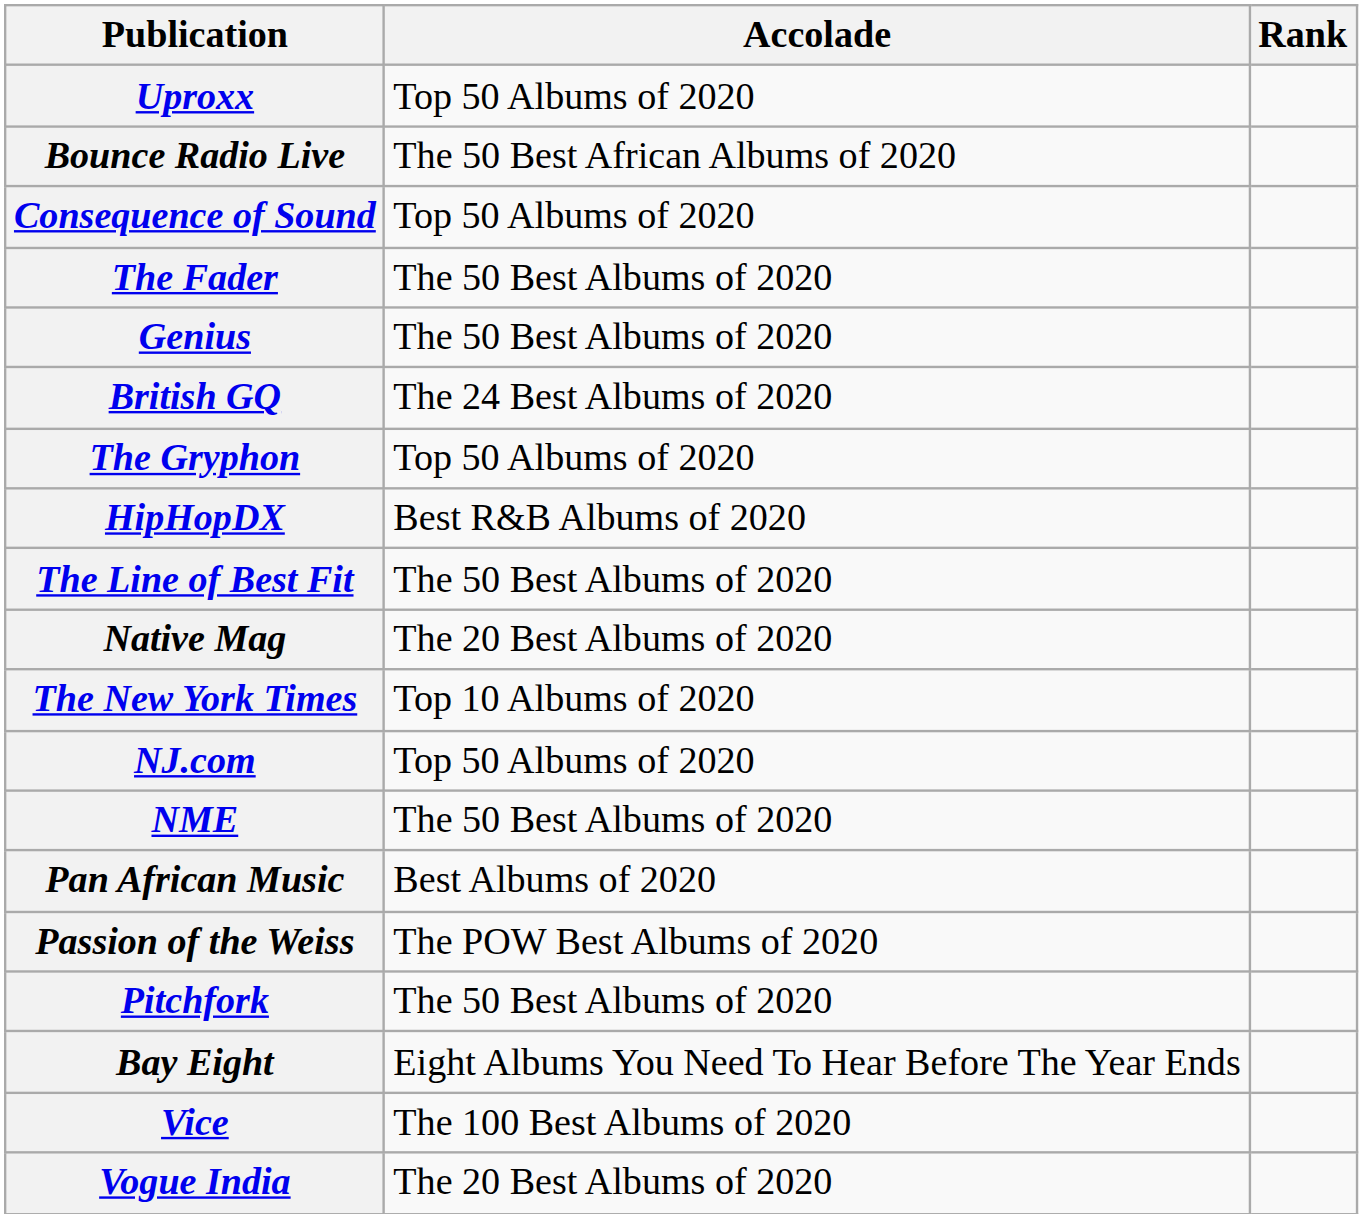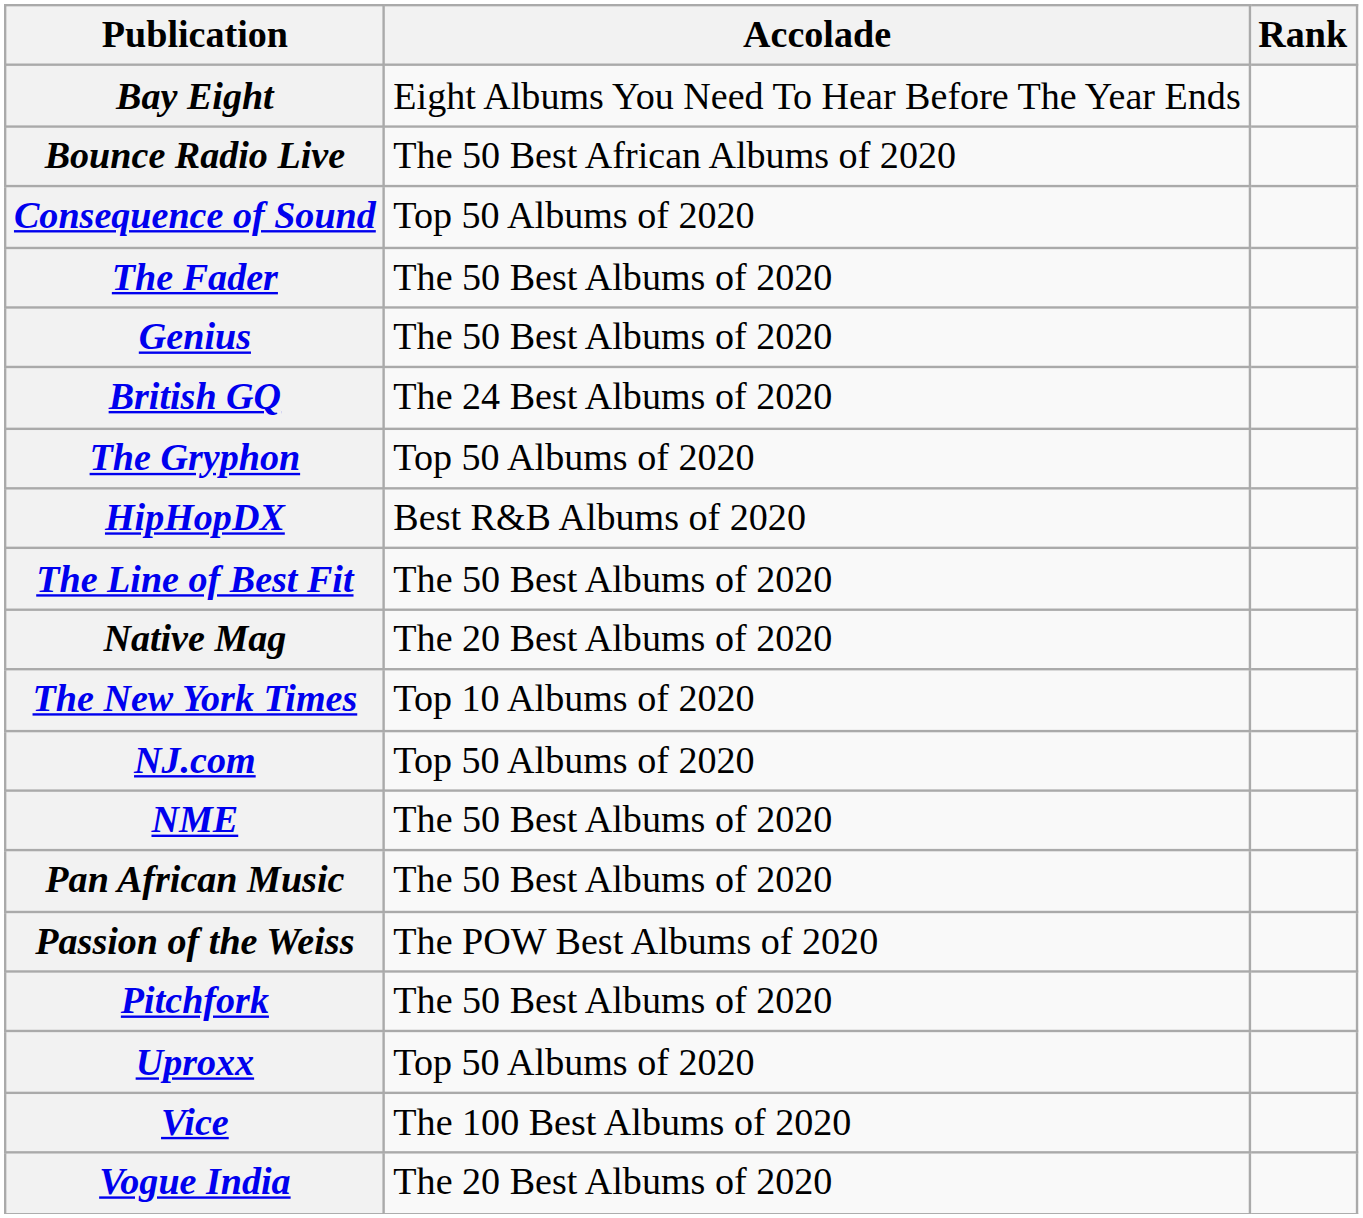rows swapped: (195, 1061) <-> (195, 95)
(555, 880) Best Albums of 2020 -> (613, 880) The 50 Best Albums of 2020
